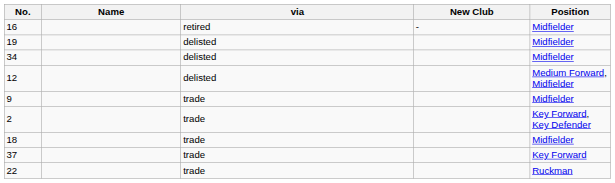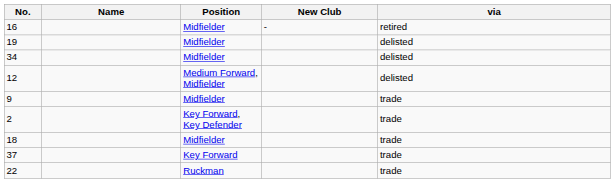columns swapped: (570, 12) <-> (297, 12)
